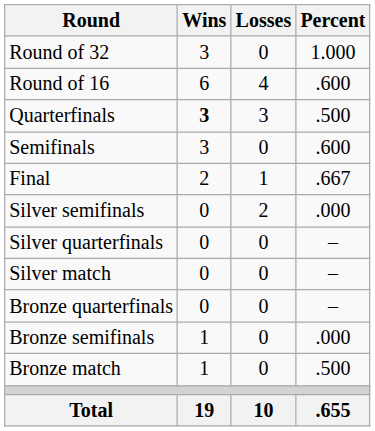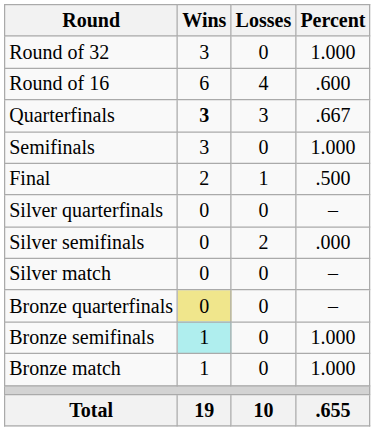(333, 115) .500 -> (333, 115) .667
(333, 147) .600 -> (333, 147) 1.000
(333, 178) .667 -> (333, 178) .500
rows swapped: (86, 242) <-> (77, 210)
(204, 305) no background -> (204, 305) khaki background
(204, 337) no background -> (204, 337) paleturquoise background
(333, 337) .000 -> (333, 337) 1.000
(333, 369) .500 -> (333, 369) 1.000
